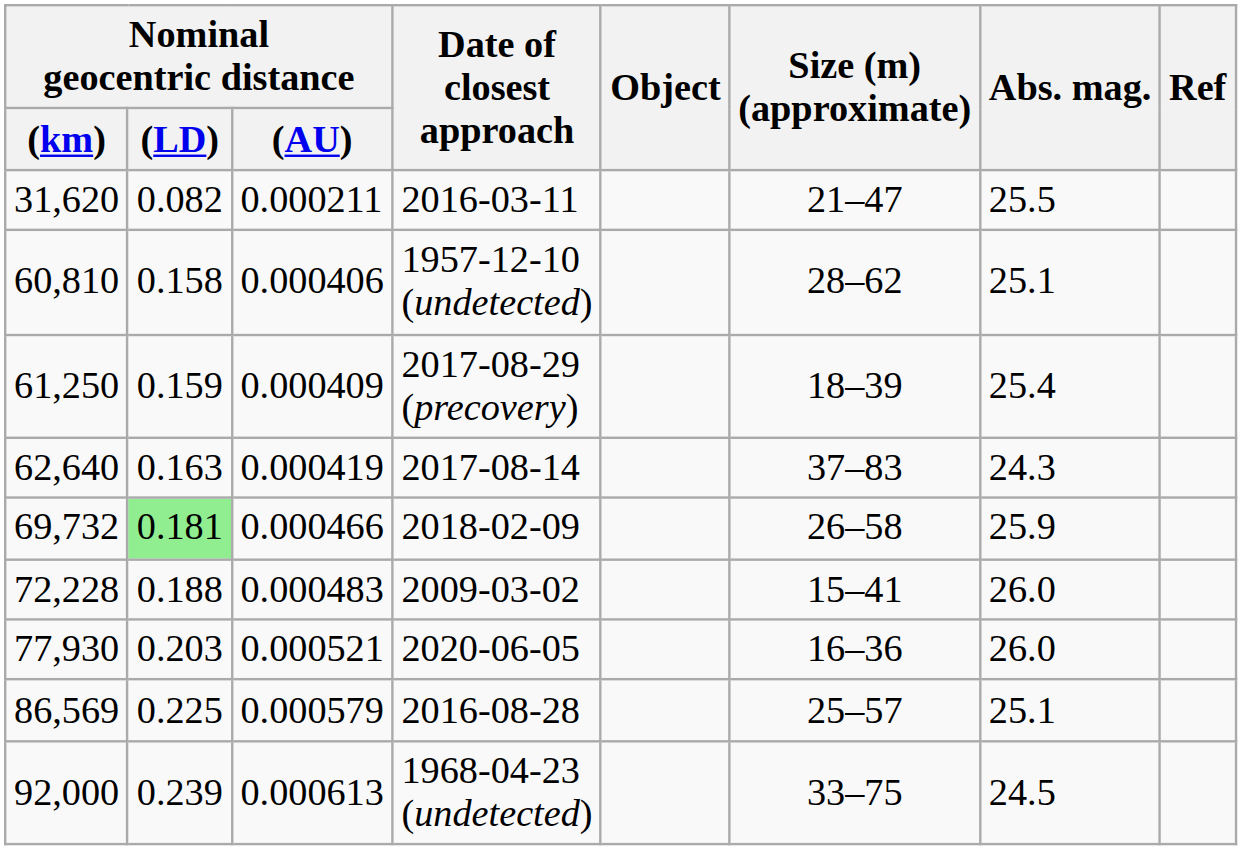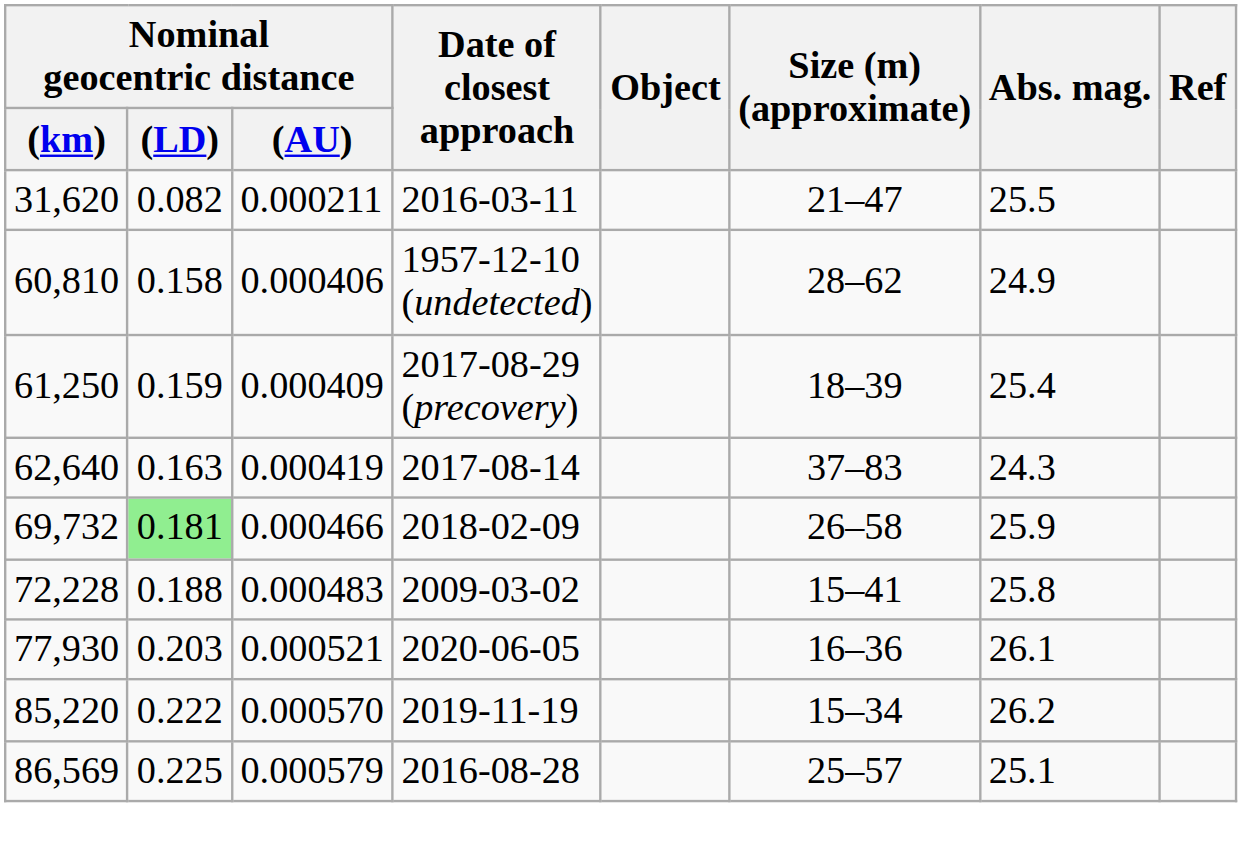(1022, 281) 25.1 -> (1022, 281) 24.9
(1022, 588) 26.0 -> (1022, 588) 25.8
(1022, 649) 26.0 -> (1022, 649) 26.1
+ row: (67, 709)
- row: (67, 791)
